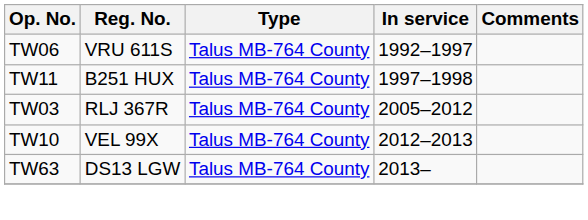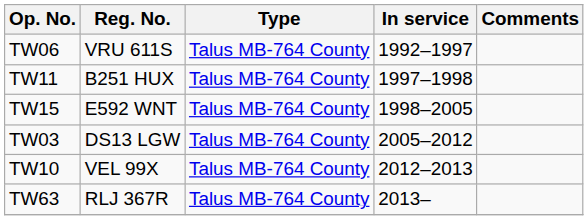+ row: (34, 109)
(127, 109) RLJ 367R -> (133, 139) DS13 LGW
(133, 169) DS13 LGW -> (127, 199) RLJ 367R
